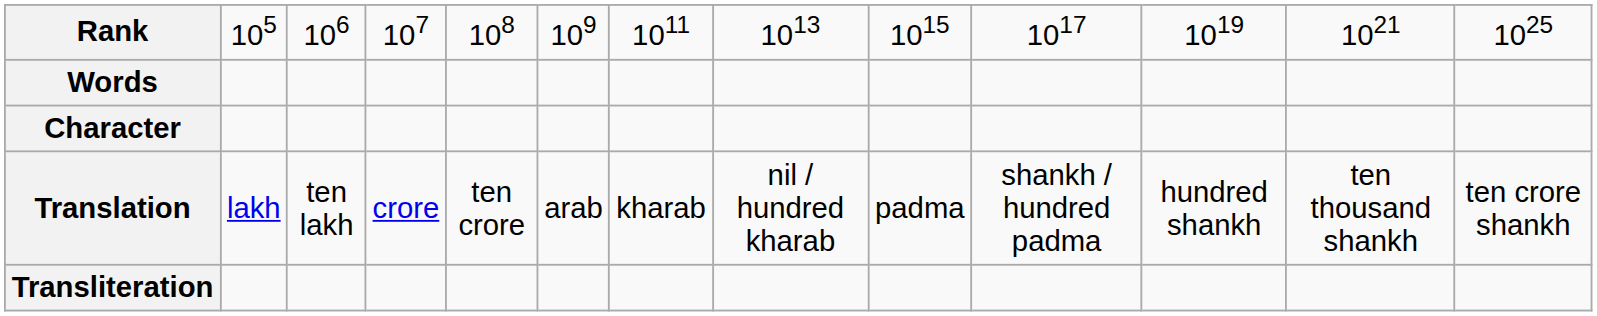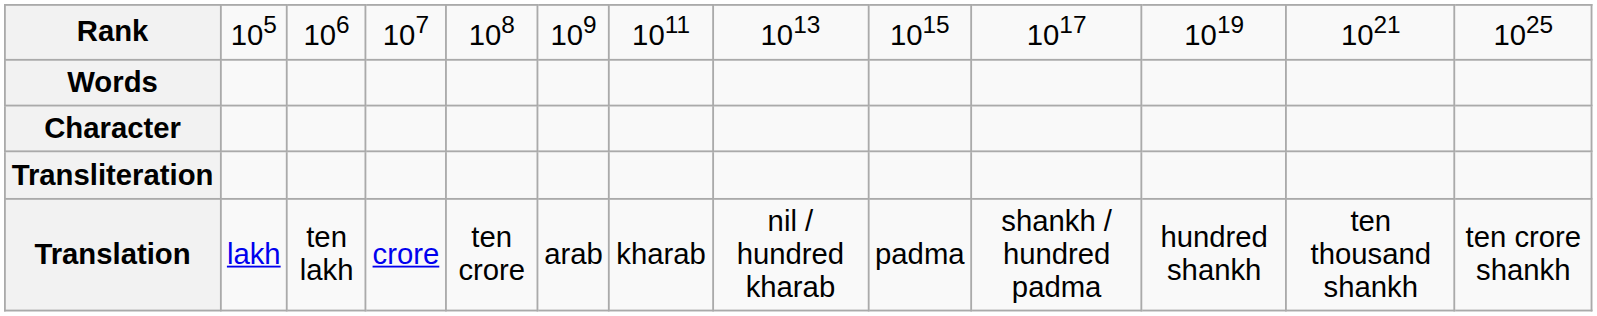rows swapped: (113, 287) <-> (113, 207)
